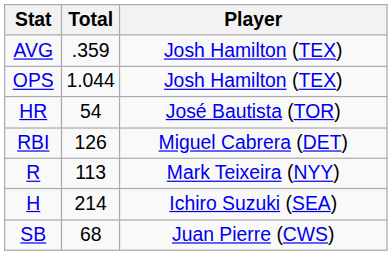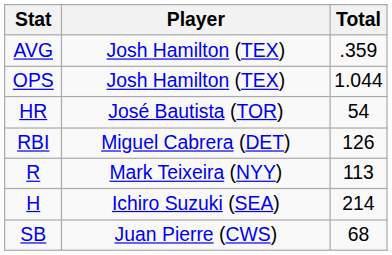columns swapped: (253, 19) <-> (91, 19)
